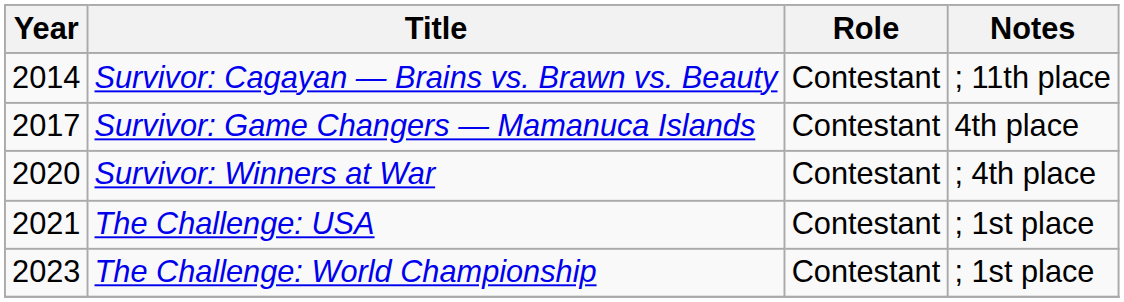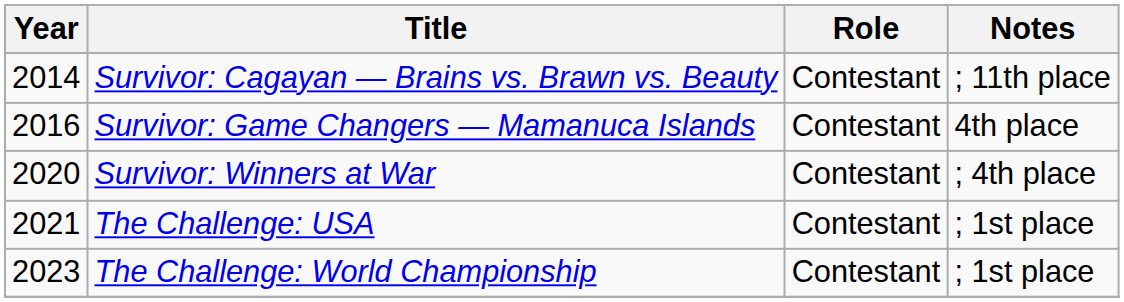(46, 126) 2017 -> (46, 126) 2016
